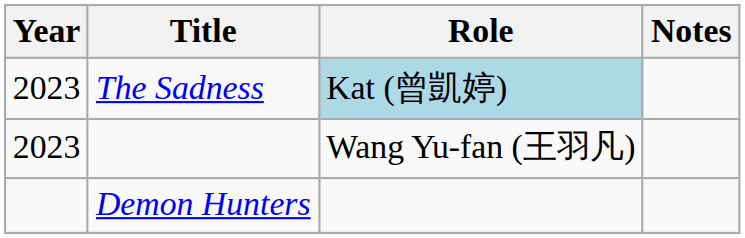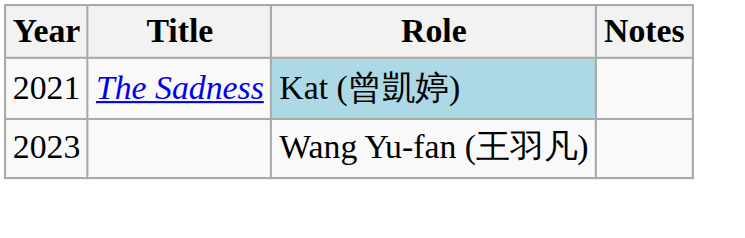(47, 87) 2023 -> (47, 87) 2021
- row: (203, 204)
